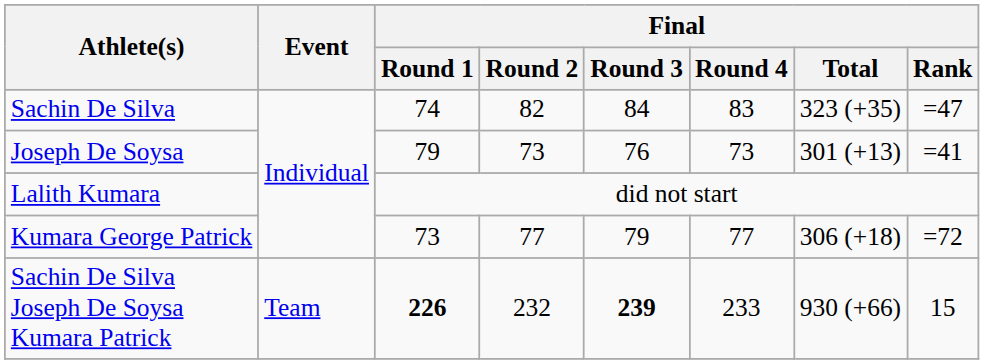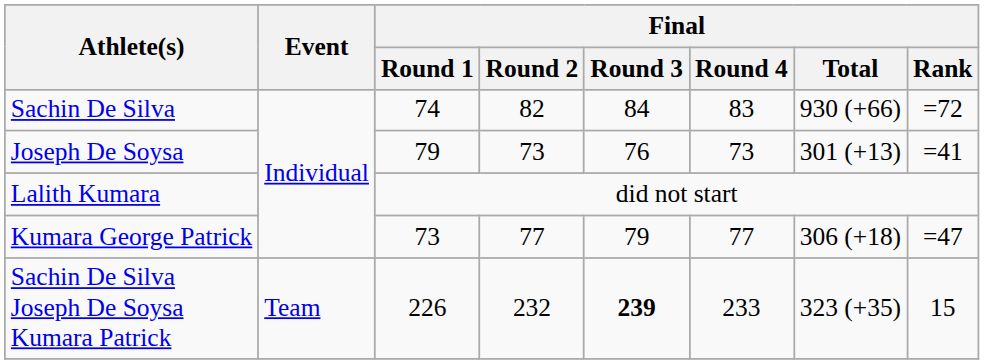(850, 109) 323 (+35) -> (850, 109) 930 (+66)
(943, 109) =47 -> (943, 109) =72
(943, 236) =72 -> (943, 236) =47
(427, 308) bold -> (427, 308) normal
(850, 308) 930 (+66) -> (850, 308) 323 (+35)
